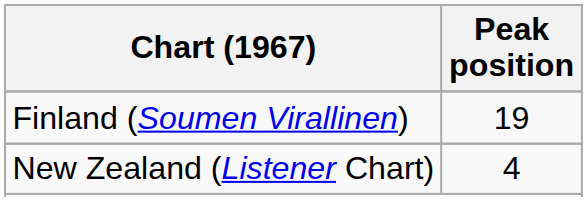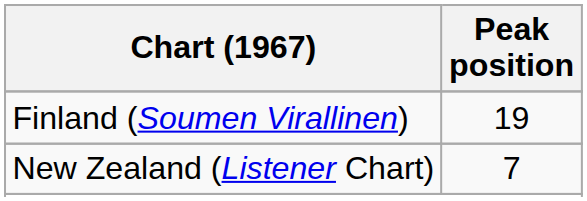(512, 168) 4 -> (512, 168) 7
